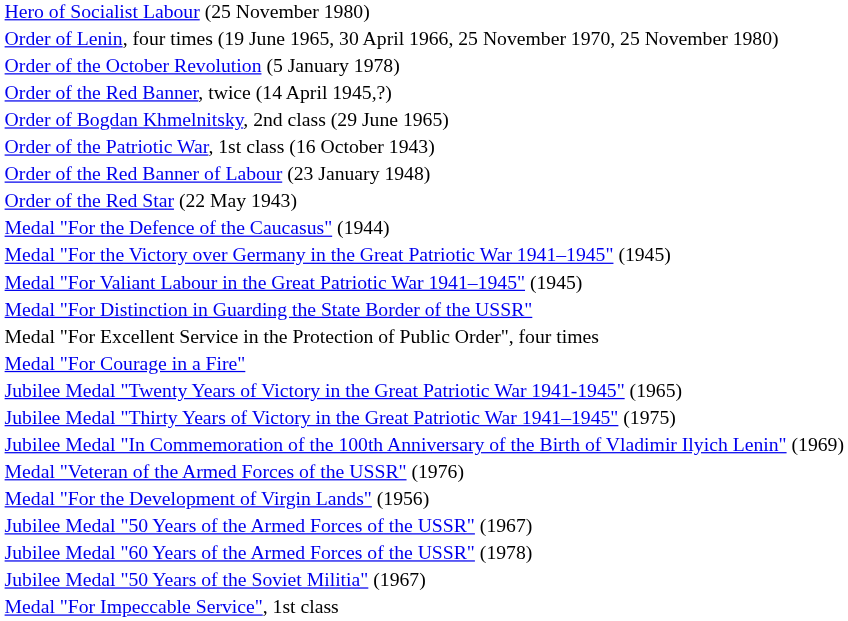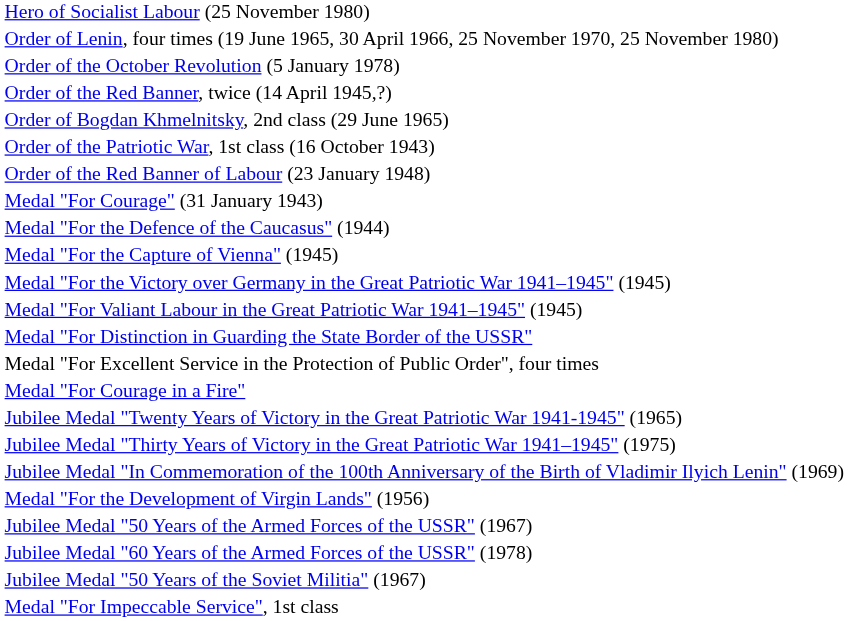- row: (151, 201)
+ row: (164, 201)
+ row: (171, 255)
- row: (234, 471)
